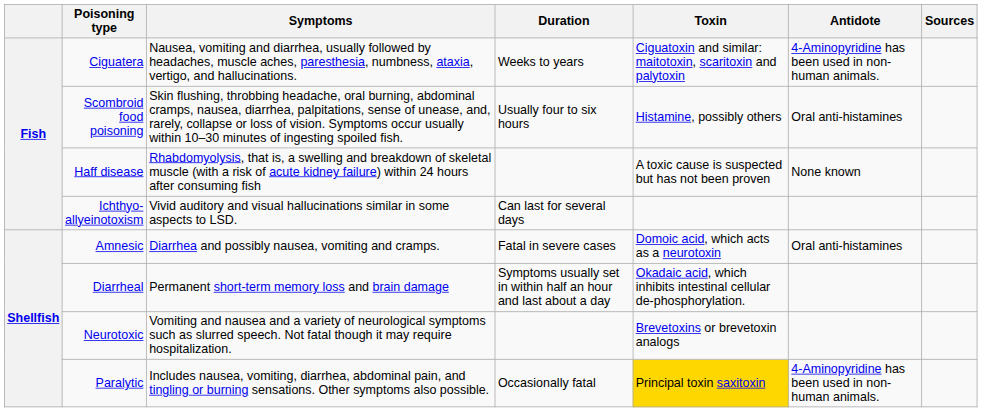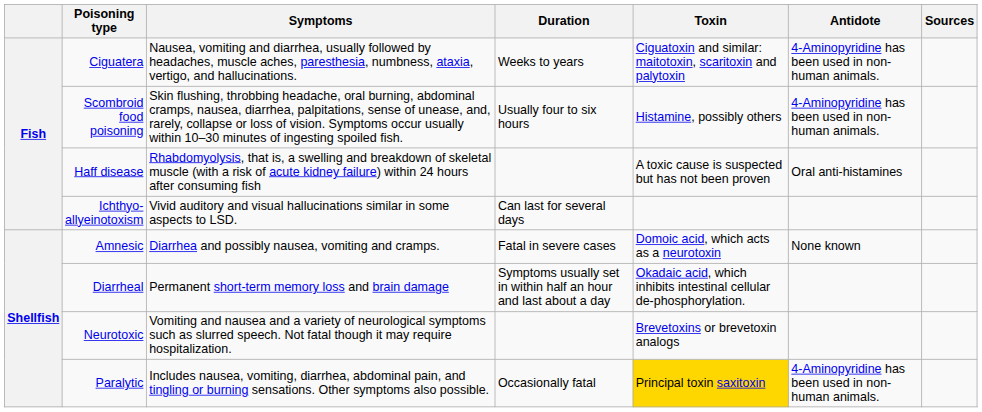(847, 117) Oral anti-histamines -> (848, 117) 4-Aminopyridine has been used in non-human animals.
(826, 172) None known -> (847, 172) Oral anti-histamines
(847, 246) Oral anti-histamines -> (826, 246) None known
